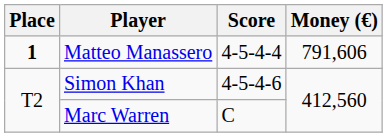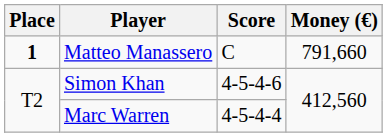(251, 52) 4-5-4-4 -> (228, 52) C
(334, 52) 791,606 -> (334, 52) 791,660
(228, 115) C -> (251, 115) 4-5-4-4
